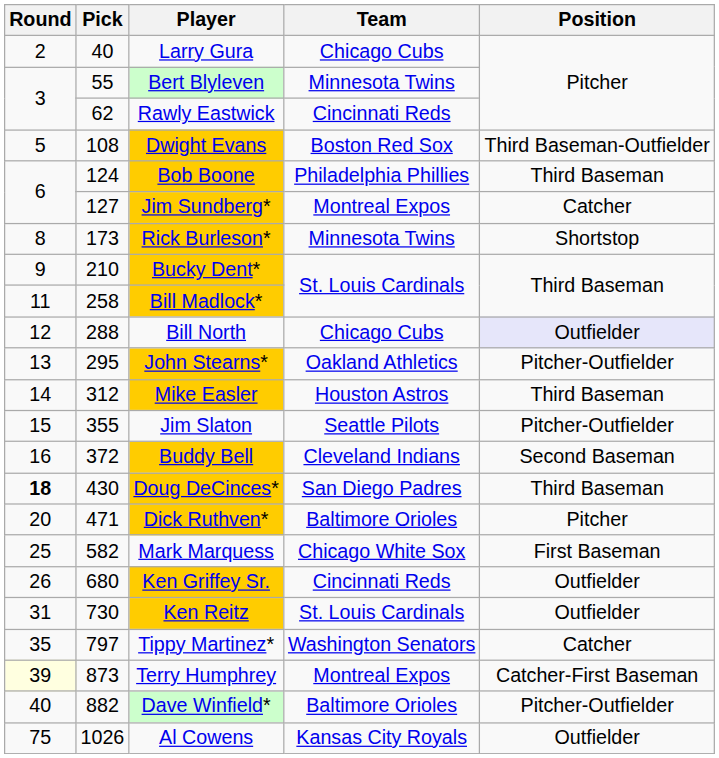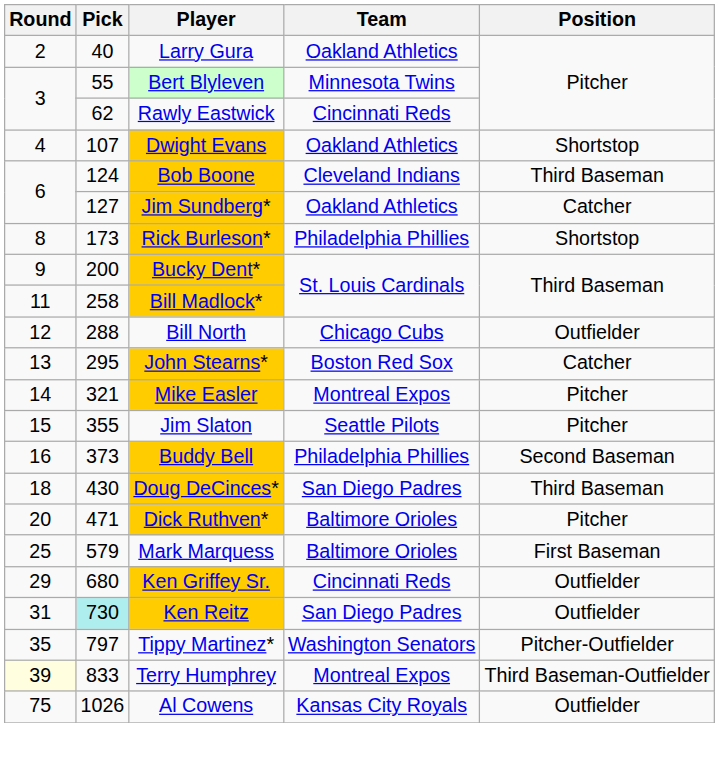(382, 51) Chicago Cubs -> (382, 51) Oakland Athletics
(40, 144) 5 -> (40, 144) 4
(102, 144) 108 -> (102, 144) 107
(382, 144) Boston Red Sox -> (382, 144) Oakland Athletics
(597, 144) Third Baseman-Outfielder -> (597, 144) Shortstop
(382, 176) Philadelphia Phillies -> (382, 176) Cleveland Indians
(382, 207) Montreal Expos -> (382, 207) Oakland Athletics
(382, 238) Minnesota Twins -> (382, 238) Philadelphia Phillies
(102, 269) 210 -> (102, 269) 200
(597, 332) lavender background -> (597, 332) no background
(382, 363) Oakland Athletics -> (382, 363) Boston Red Sox
(597, 363) Pitcher-Outfielder -> (597, 363) Catcher
(102, 394) 312 -> (102, 394) 321
(382, 394) Houston Astros -> (382, 394) Montreal Expos
(597, 394) Third Baseman -> (597, 394) Pitcher
(597, 425) Pitcher-Outfielder -> (597, 425) Pitcher
(102, 457) 372 -> (102, 457) 373
(382, 457) Cleveland Indians -> (382, 457) Philadelphia Phillies
(40, 488) bold -> (40, 488) normal
(102, 550) 582 -> (102, 550) 579
(382, 550) Chicago White Sox -> (382, 550) Baltimore Orioles
(40, 581) 26 -> (40, 581) 29
(102, 613) no background -> (102, 613) paleturquoise background
(382, 613) St. Louis Cardinals -> (382, 613) San Diego Padres
(597, 644) Catcher -> (597, 644) Pitcher-Outfielder
(102, 675) 873 -> (102, 675) 833
(597, 675) Catcher-First Baseman -> (597, 675) Third Baseman-Outfielder
- row: (206, 706)
